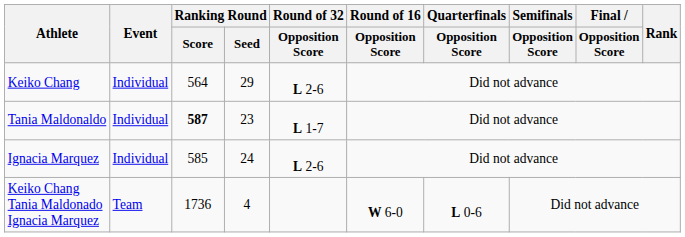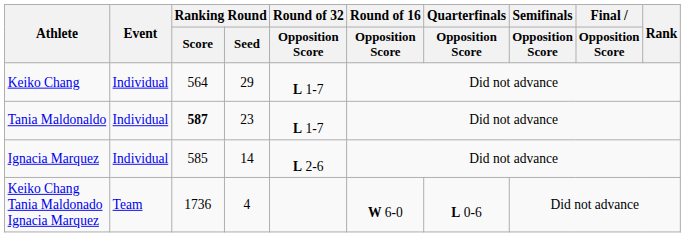(308, 90) L 2-6 -> (308, 90) L 1-7
(247, 159) 24 -> (247, 159) 14
